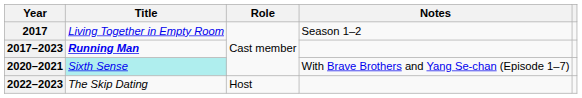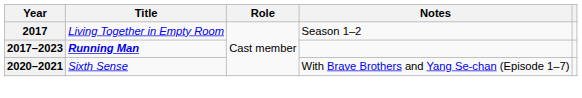(98, 66) paleturquoise background -> (98, 66) no background
- row: (35, 84)
